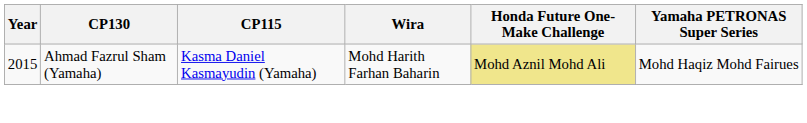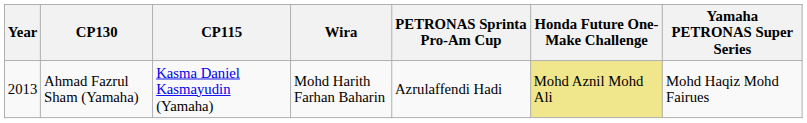+ column: (461, 32)
(23, 64) 2015 -> (23, 89) 2013
